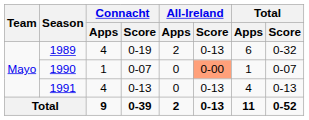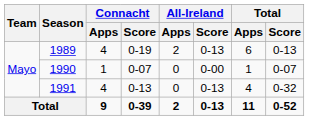(285, 50) 0-32 -> (285, 50) 0-13
(212, 69) lightsalmon background -> (212, 69) no background
(285, 87) 0-13 -> (285, 87) 0-32
